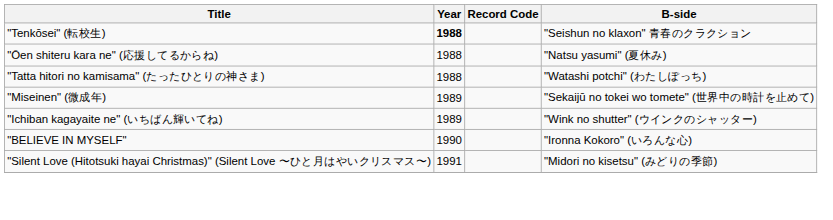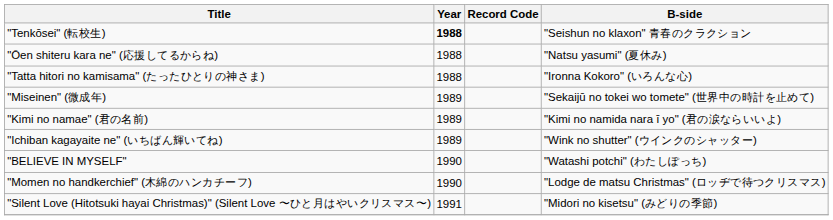(625, 76) "Watashi potchi" (わたしぽっち) -> (618, 76) "Ironna Kokoro" (いろんな心)
+ row: (78, 118)
(618, 140) "Ironna Kokoro" (いろんな心) -> (625, 161) "Watashi potchi" (わたしぽっち)
+ row: (129, 182)
